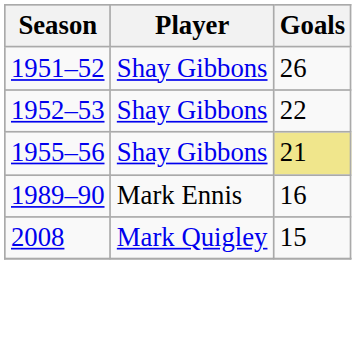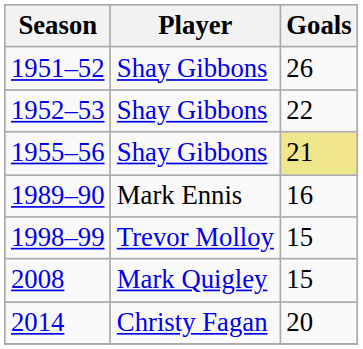+ row: (58, 237)
+ row: (38, 322)
